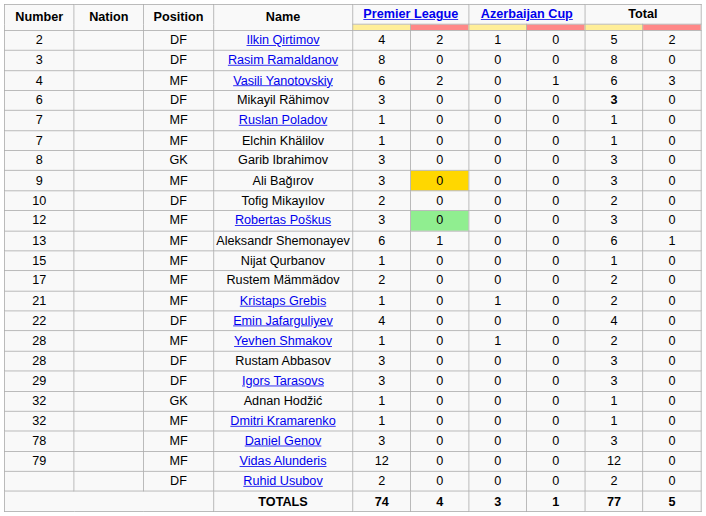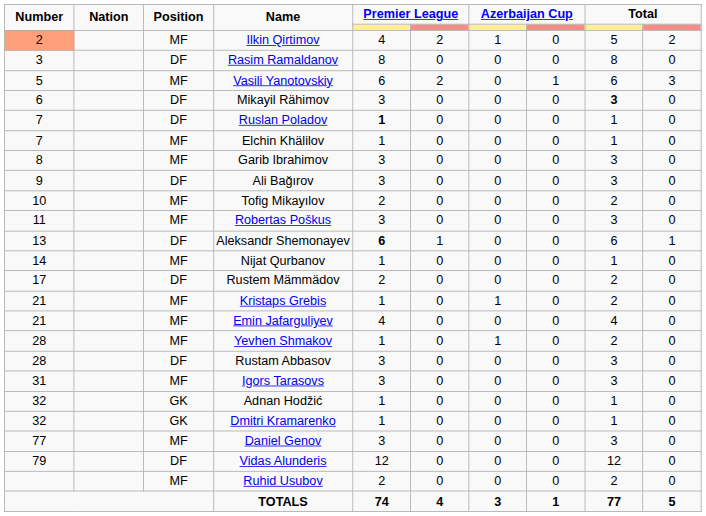(39, 40) no background -> (39, 40) lightsalmon background
(179, 40) DF -> (179, 40) MF
(39, 80) 4 -> (39, 80) 5
(179, 120) MF -> (179, 120) DF
(382, 120) normal -> (382, 120) bold
(179, 160) GK -> (179, 160) MF
(179, 180) MF -> (179, 180) DF
(440, 180) gold background -> (440, 180) no background
(179, 200) DF -> (179, 200) MF
(39, 220) 12 -> (39, 220) 11
(440, 220) lightgreen background -> (440, 220) no background
(179, 240) MF -> (179, 240) DF
(382, 240) normal -> (382, 240) bold
(39, 260) 15 -> (39, 260) 14
(179, 280) MF -> (179, 280) DF
(39, 321) 22 -> (39, 321) 21
(179, 321) DF -> (179, 321) MF
(39, 381) 29 -> (39, 381) 31
(179, 381) DF -> (179, 381) MF
(179, 421) MF -> (179, 421) GK
(39, 441) 78 -> (39, 441) 77
(179, 461) MF -> (179, 461) DF
(179, 481) DF -> (179, 481) MF
